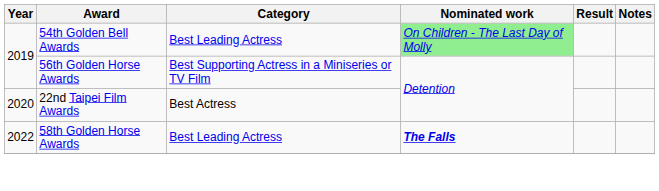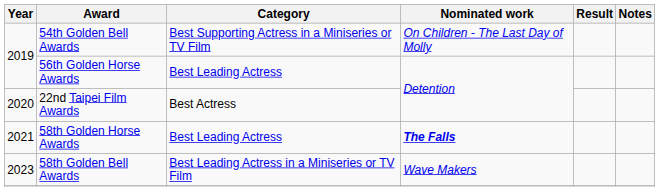(226, 39) Best Leading Actress -> (280, 39) Best Supporting Actress in a Miniseries or TV Film
(483, 39) lightgreen background -> (483, 39) no background
(280, 72) Best Supporting Actress in a Miniseries or TV Film -> (226, 72) Best Leading Actress
(20, 137) 2022 -> (20, 137) 2021
+ row: (84, 169)
